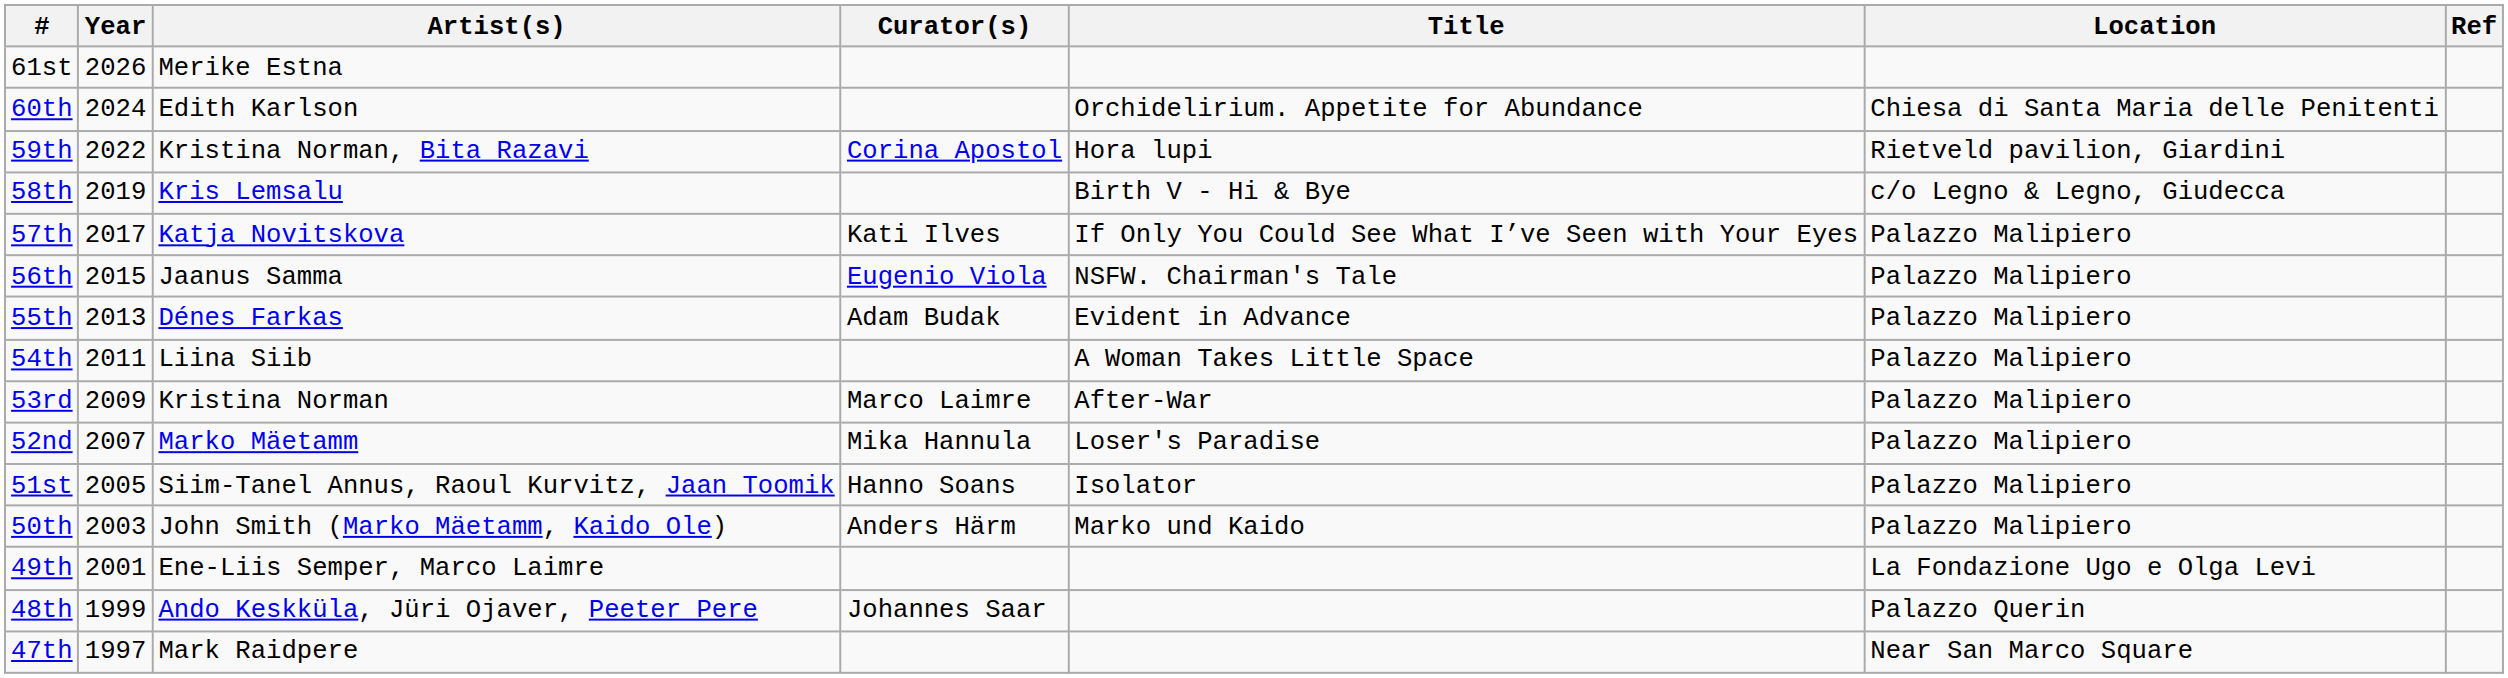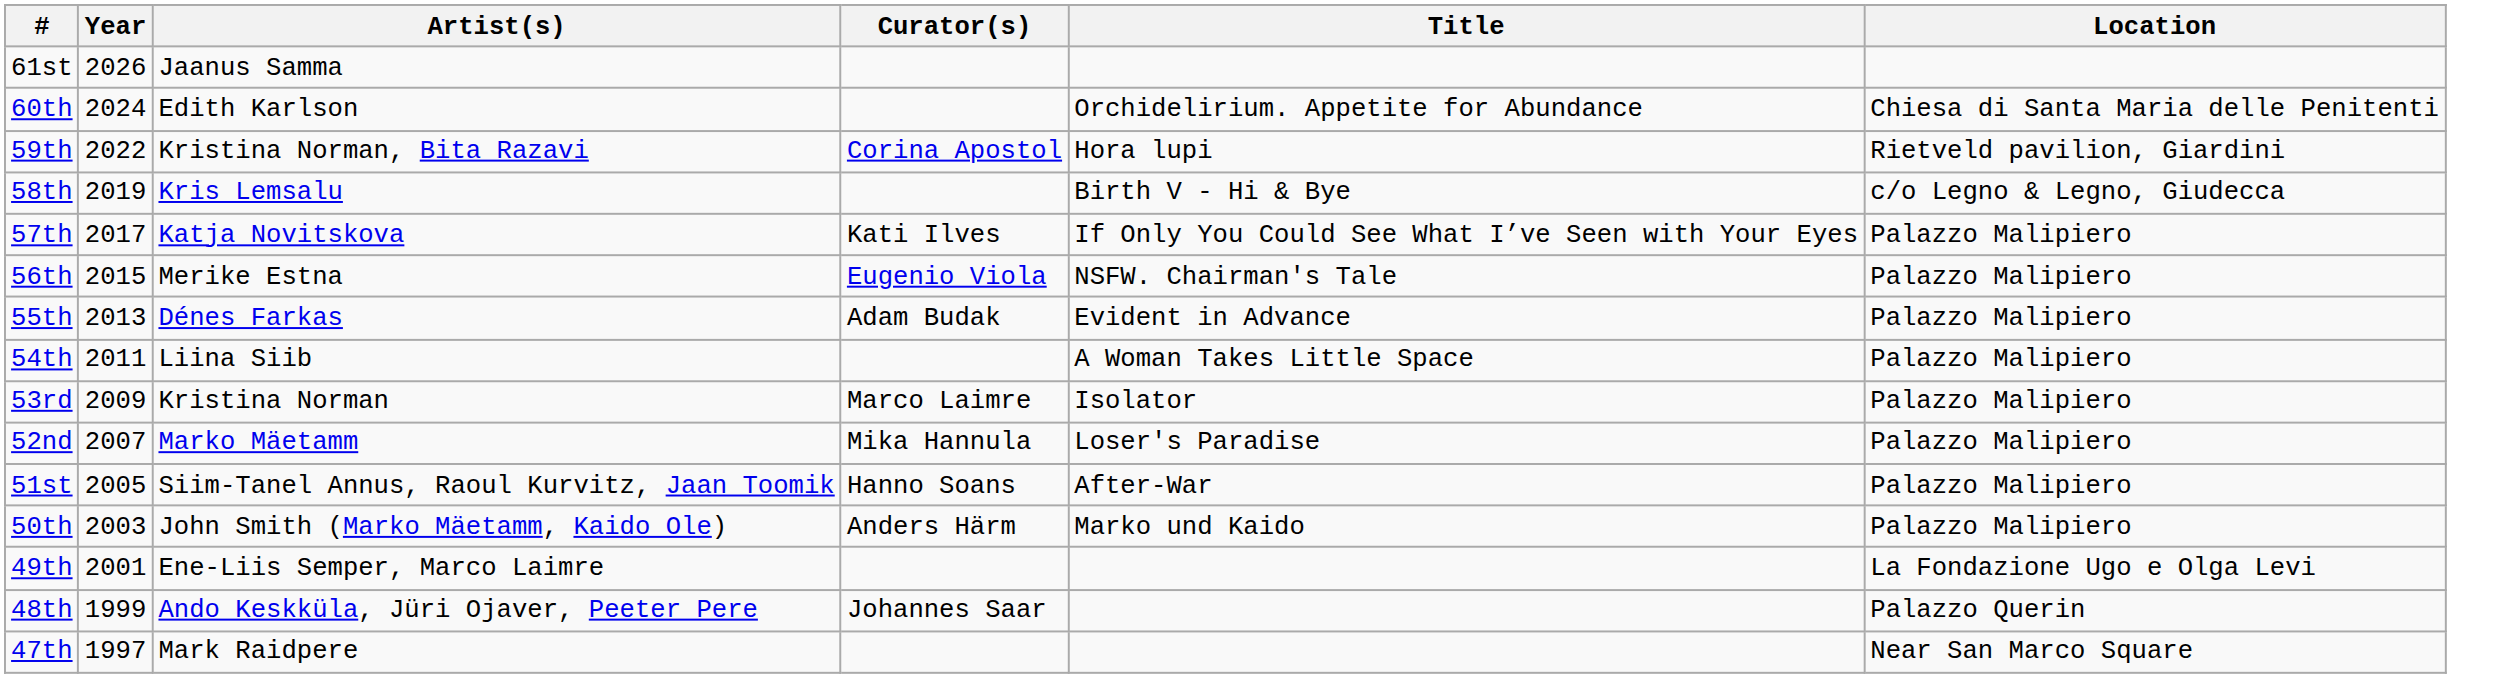- column: (2474, 26)
(251, 68) Merike Estna -> (251, 68) Jaanus Samma
(251, 276) Jaanus Samma -> (251, 276) Merike Estna
(1143, 402) After-War -> (1136, 402) Isolator
(1136, 485) Isolator -> (1143, 485) After-War
